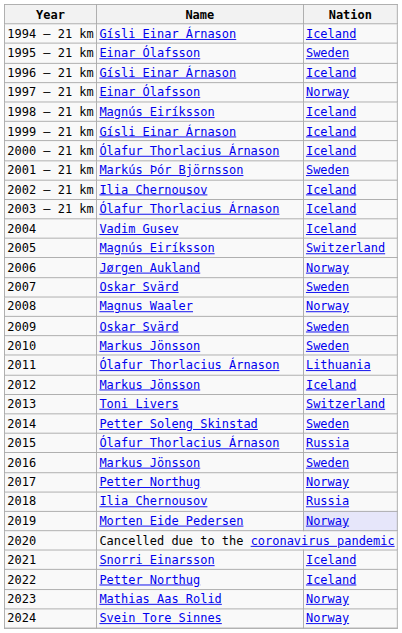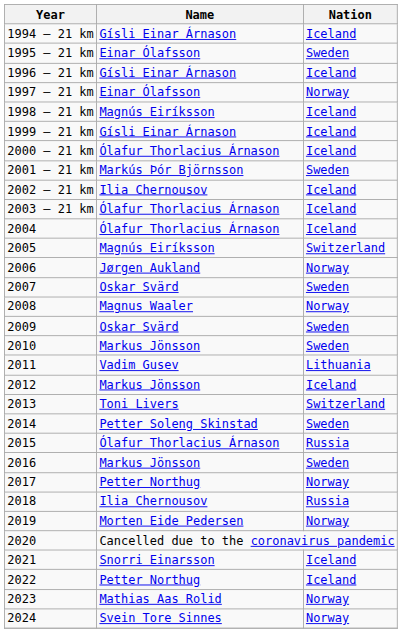(139, 229) Vadim Gusev -> (189, 229) Ólafur Thorlacius Árnason
(189, 365) Ólafur Thorlacius Árnason -> (139, 365) Vadim Gusev
(328, 521) lavender background -> (328, 521) no background
